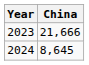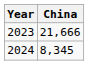(57, 51) 8,645 -> (57, 51) 8,345
